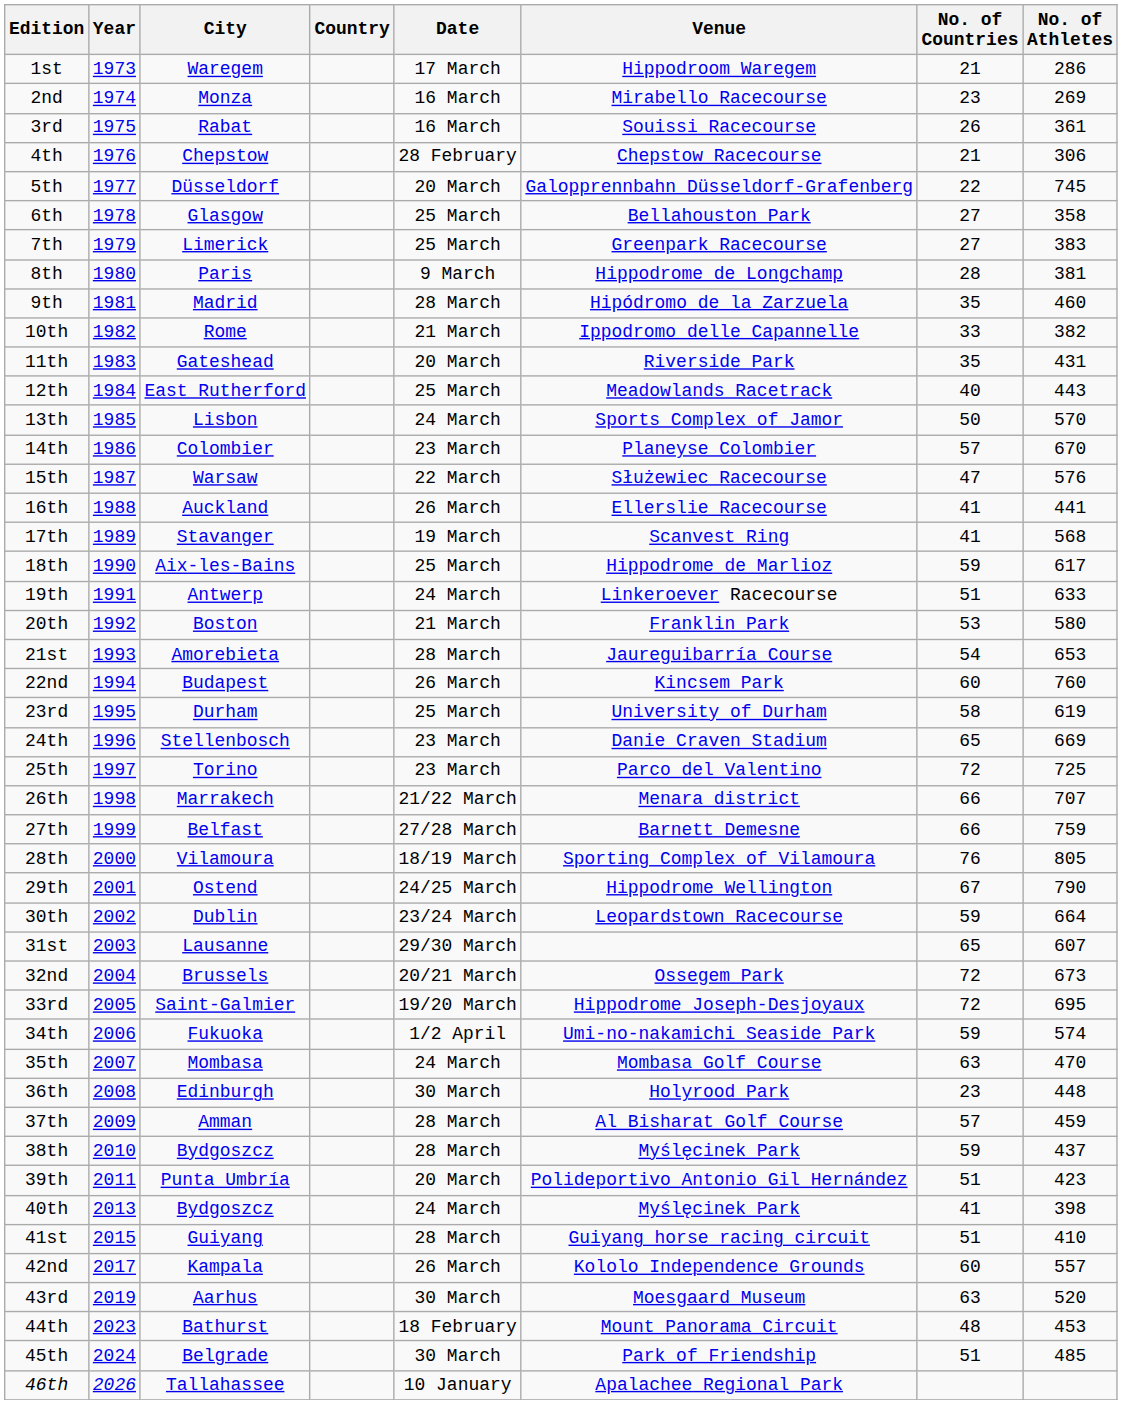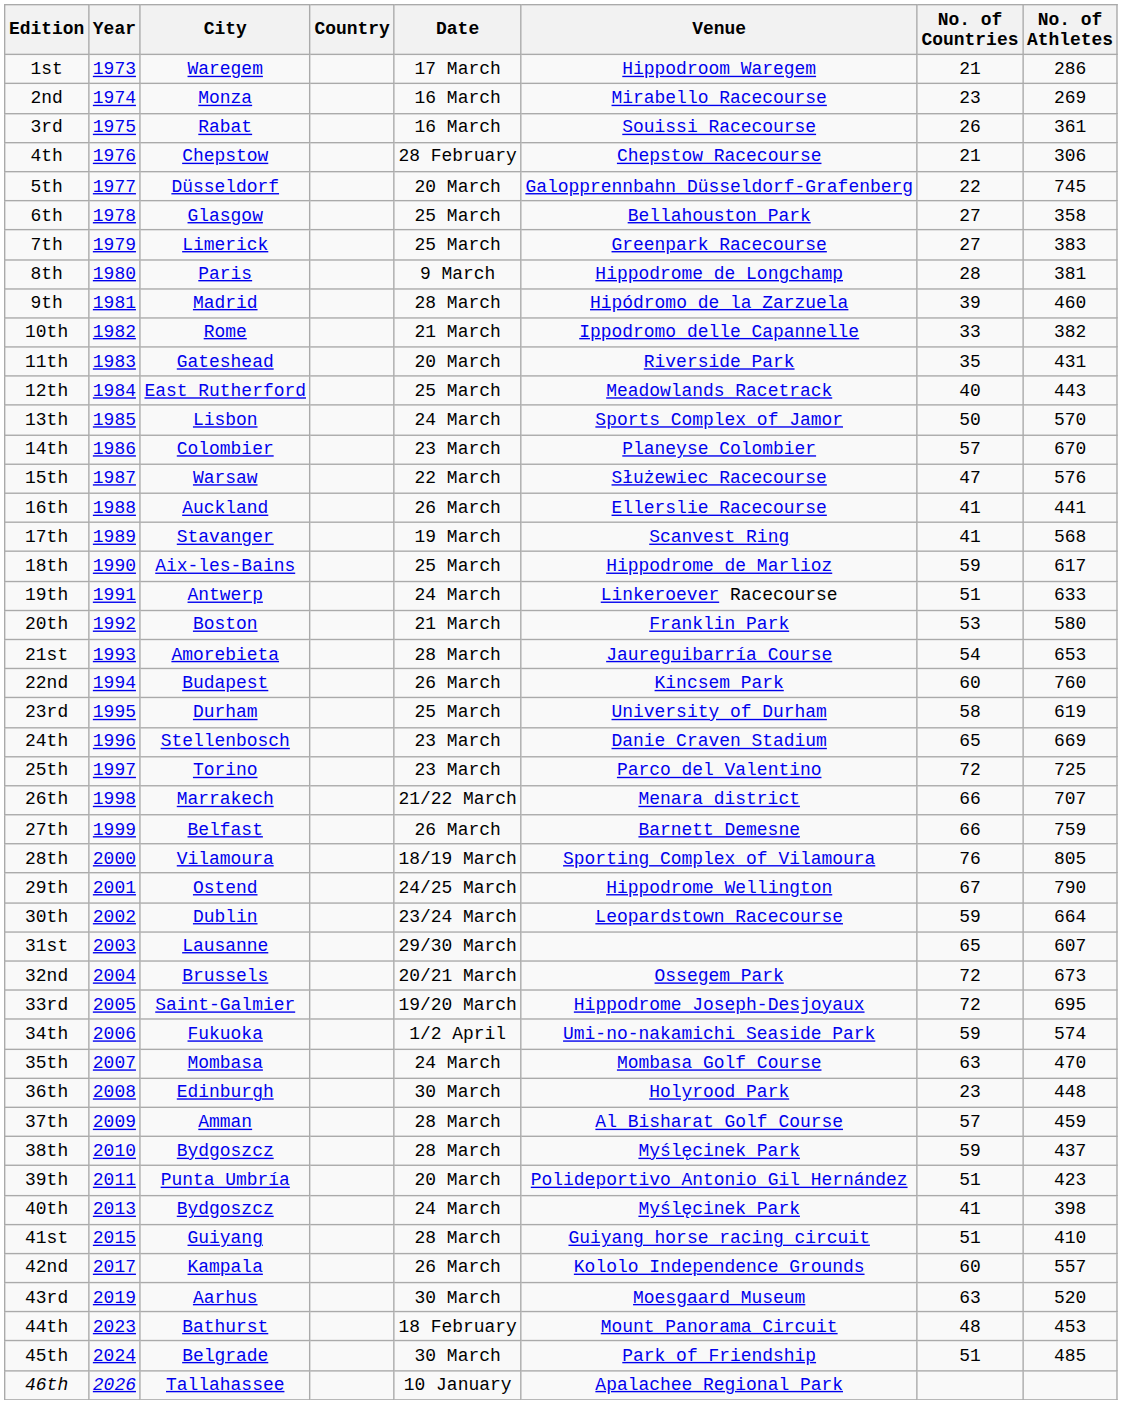(970, 303) 35 -> (970, 303) 39
(458, 829) 27/28 March -> (458, 829) 26 March
